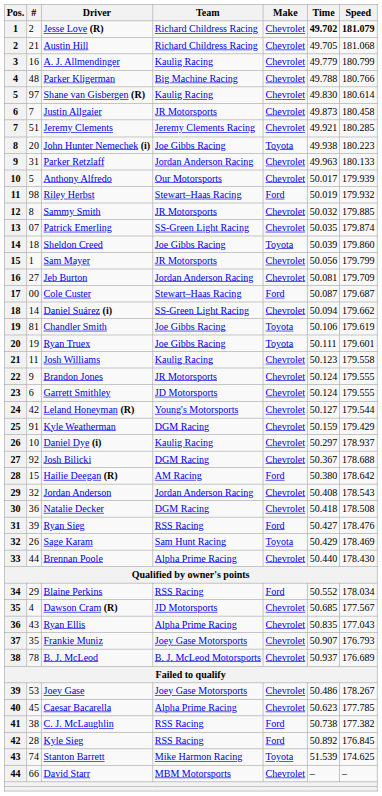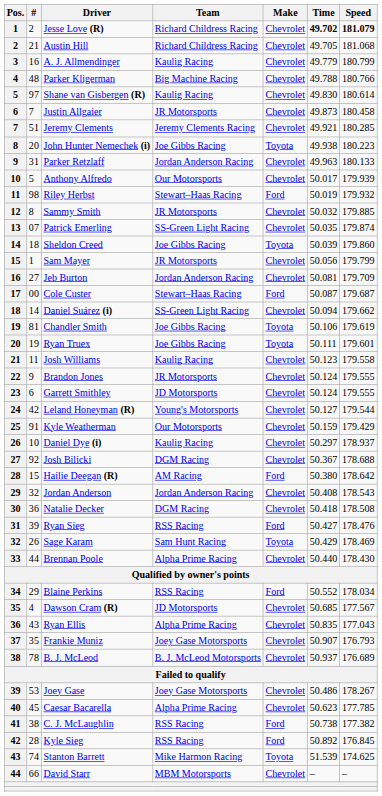(182, 426) DGM Racing -> (188, 426) Our Motorsports
